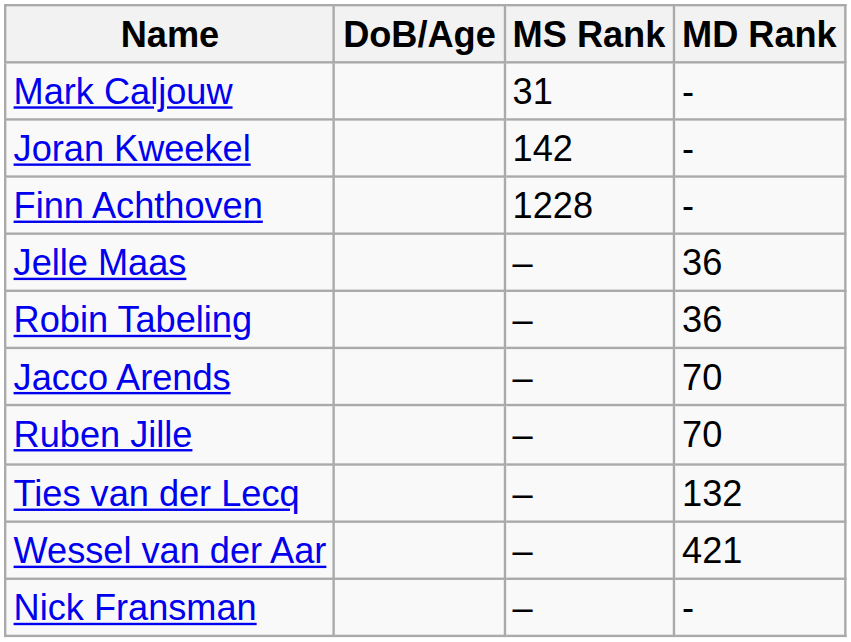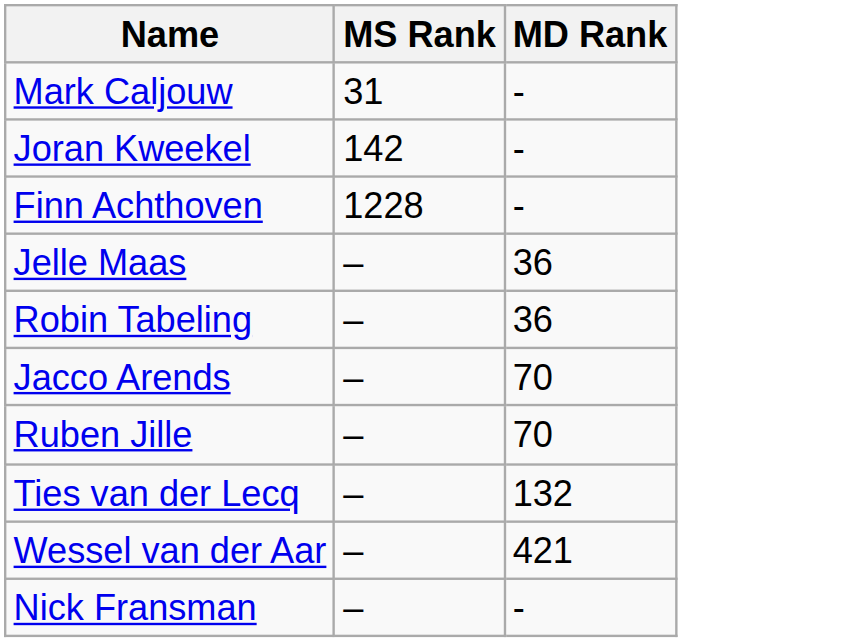- column: (419, 34)
